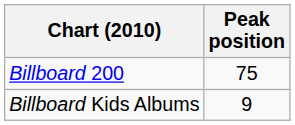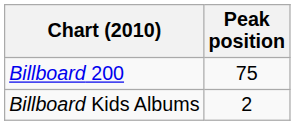(247, 104) 9 -> (247, 104) 2
